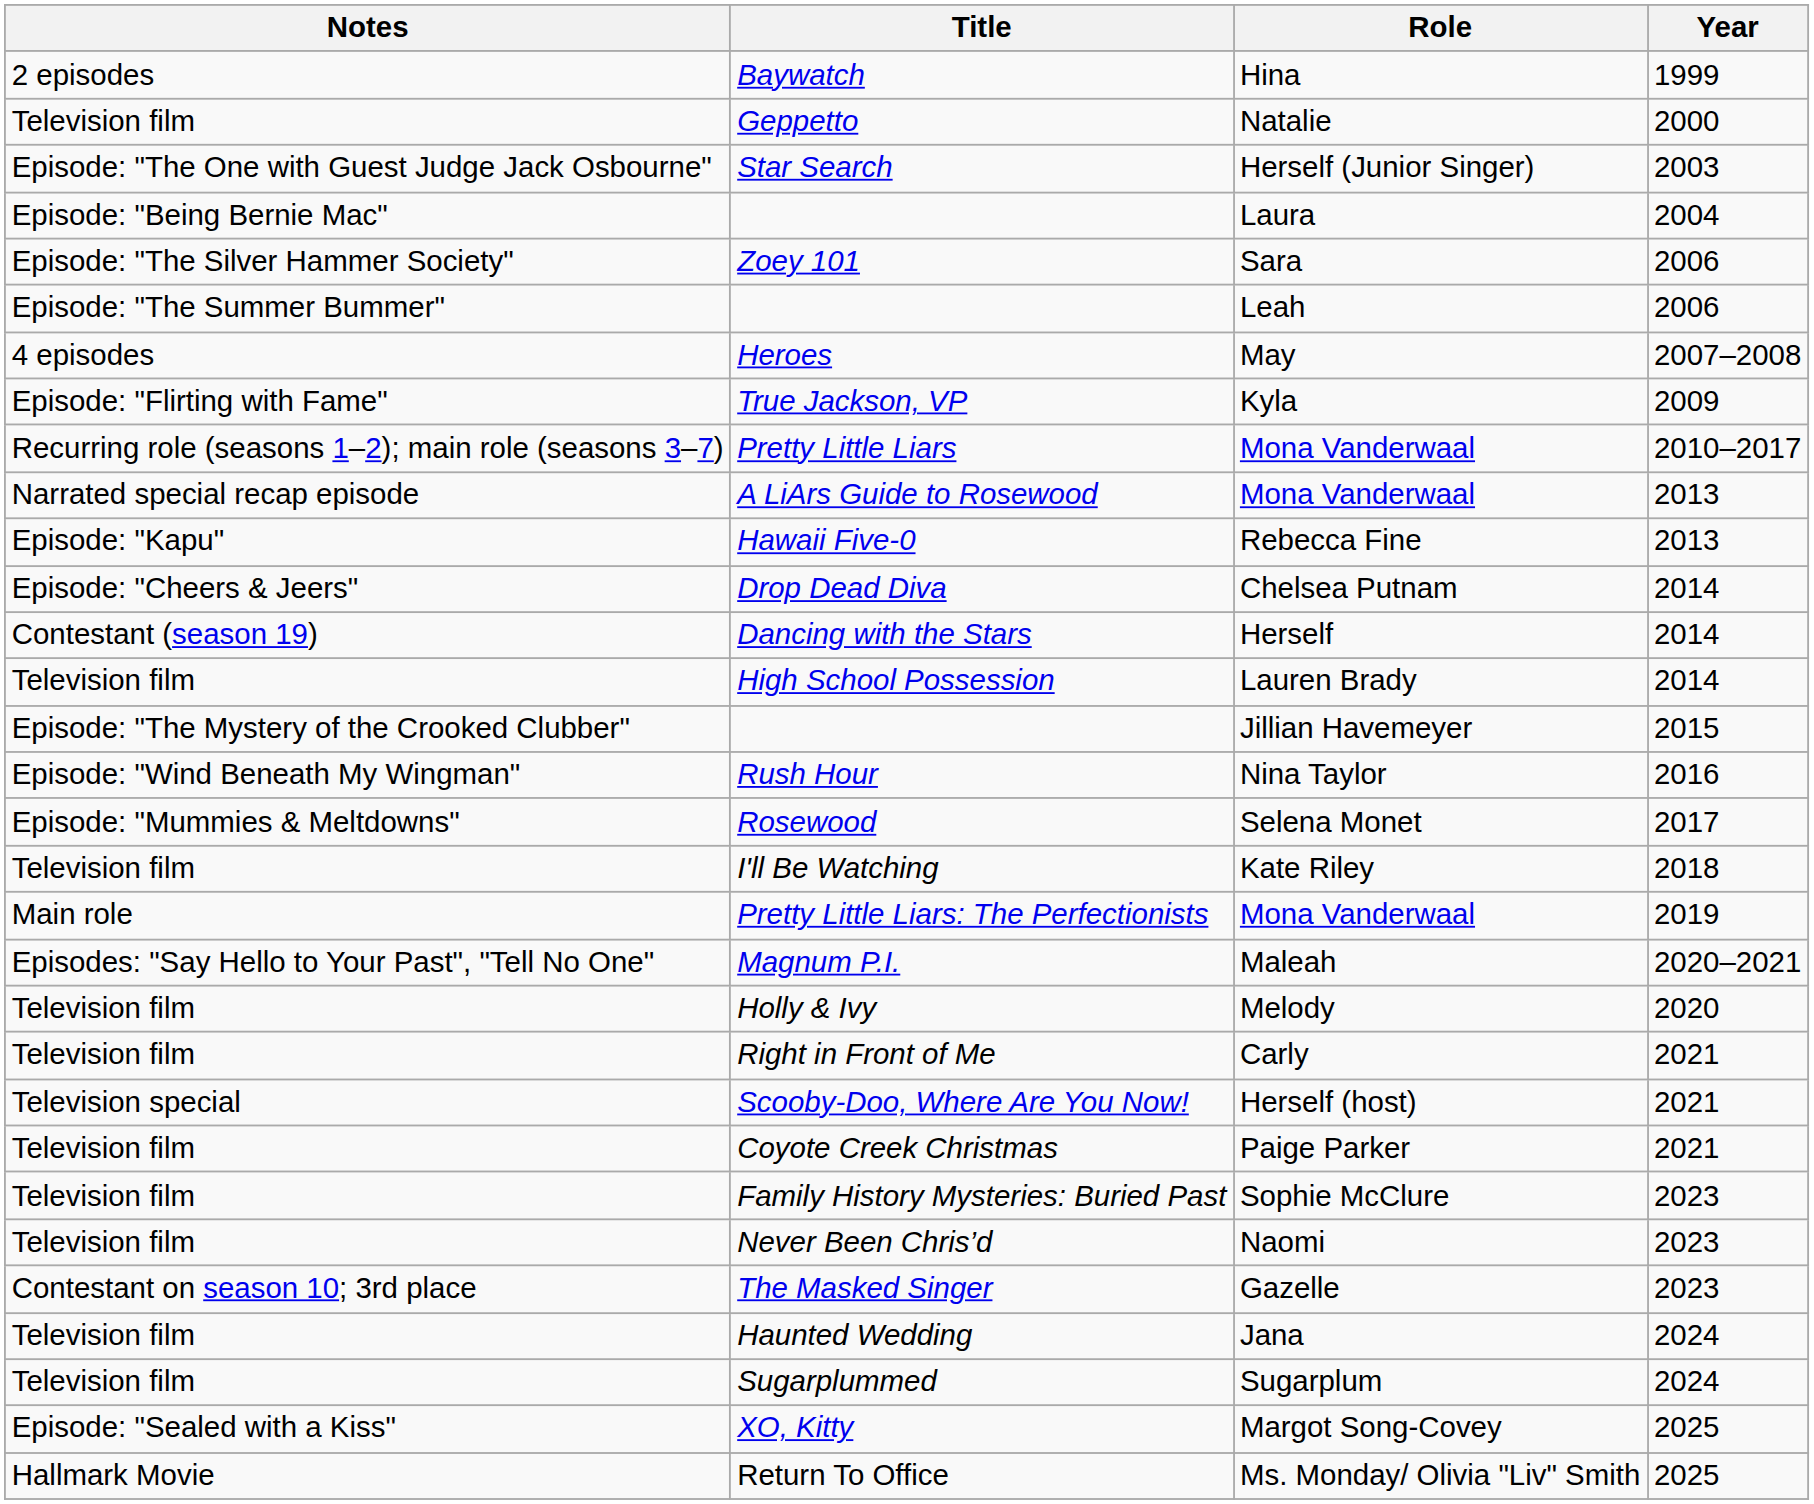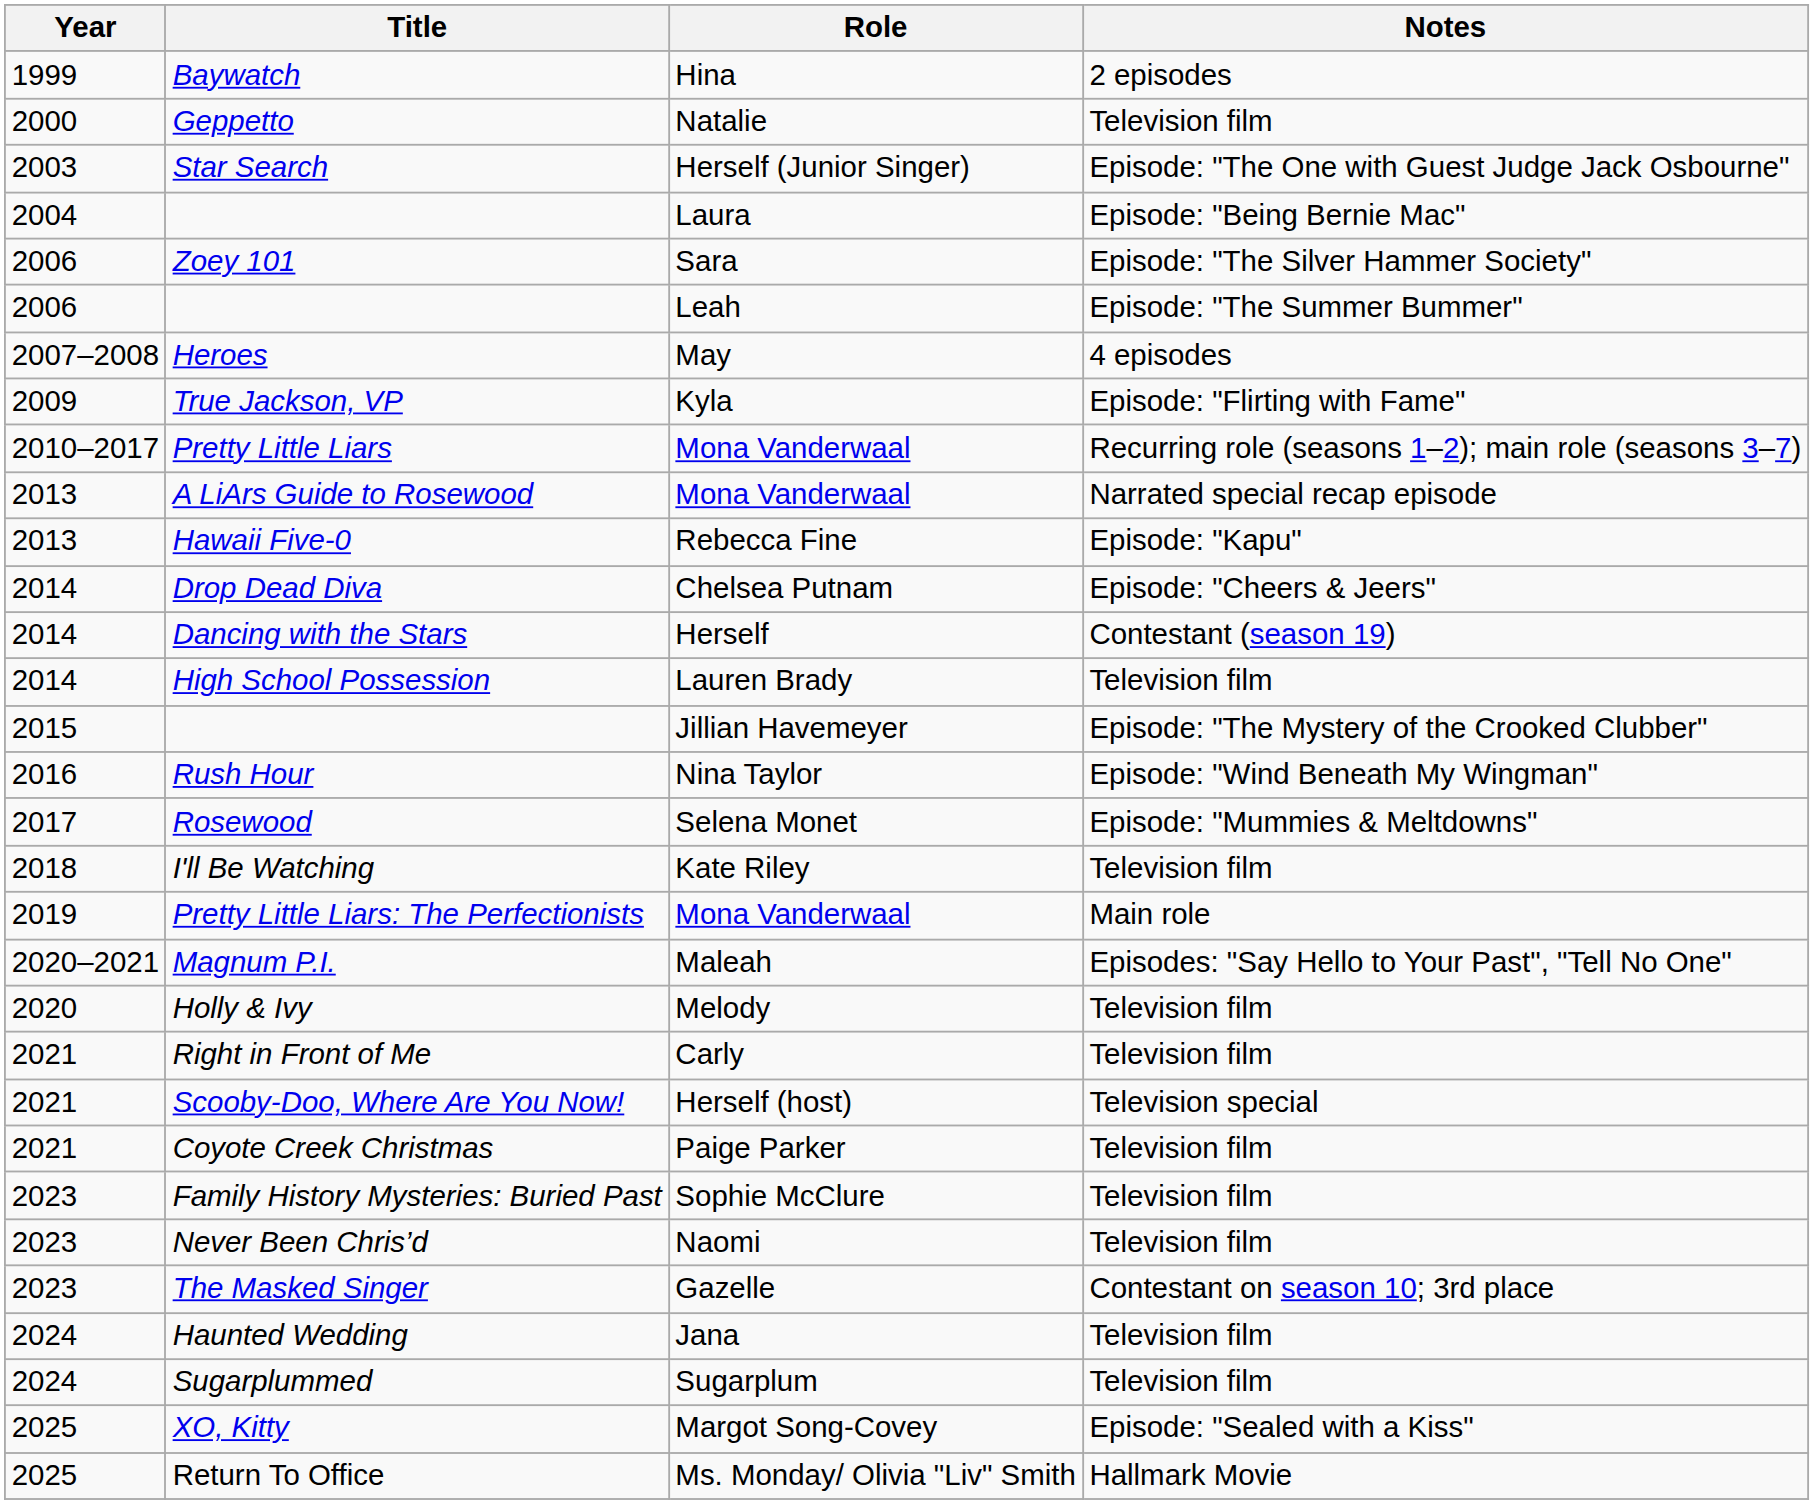columns swapped: (1728, 27) <-> (368, 27)
